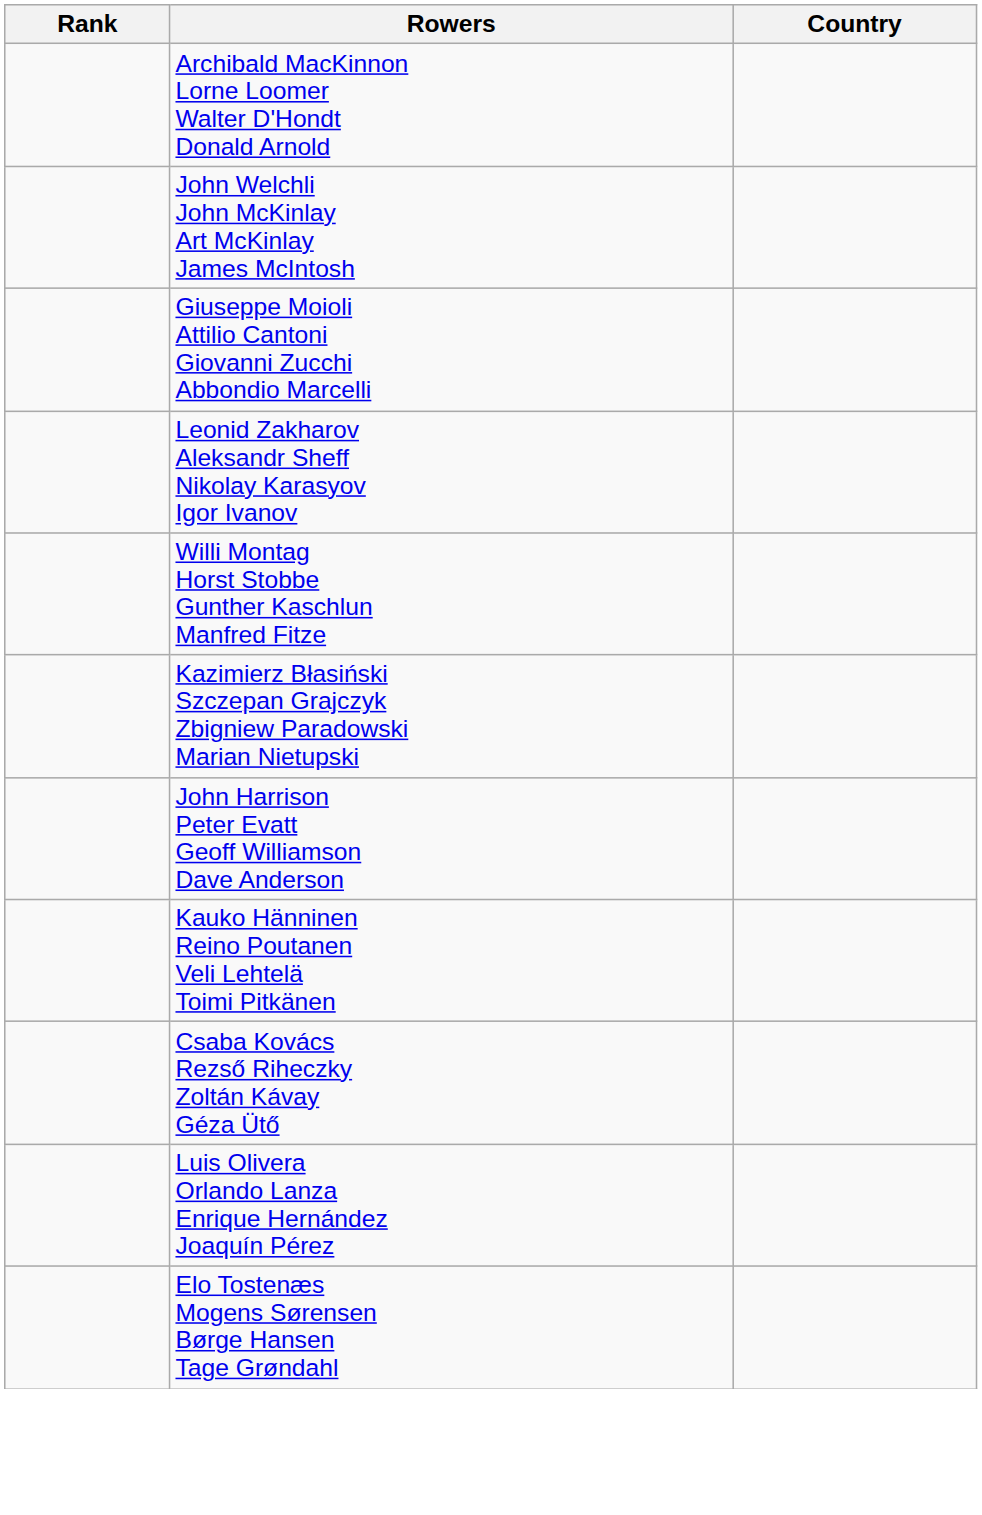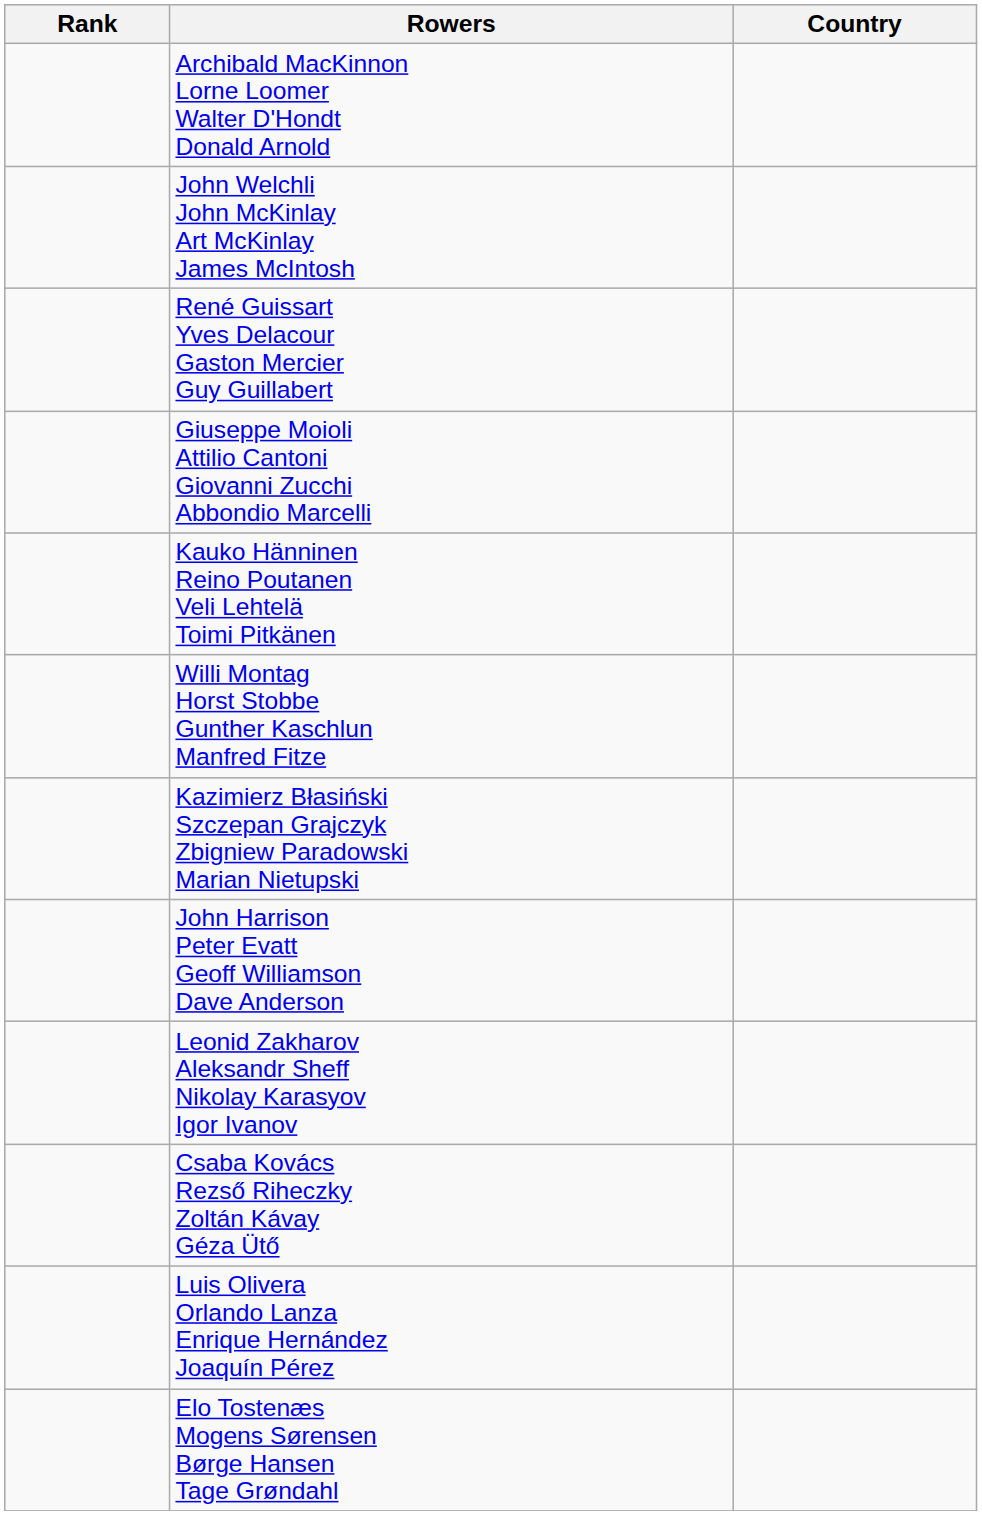+ row: (260, 349)
rows swapped: (271, 471) <-> (267, 960)
